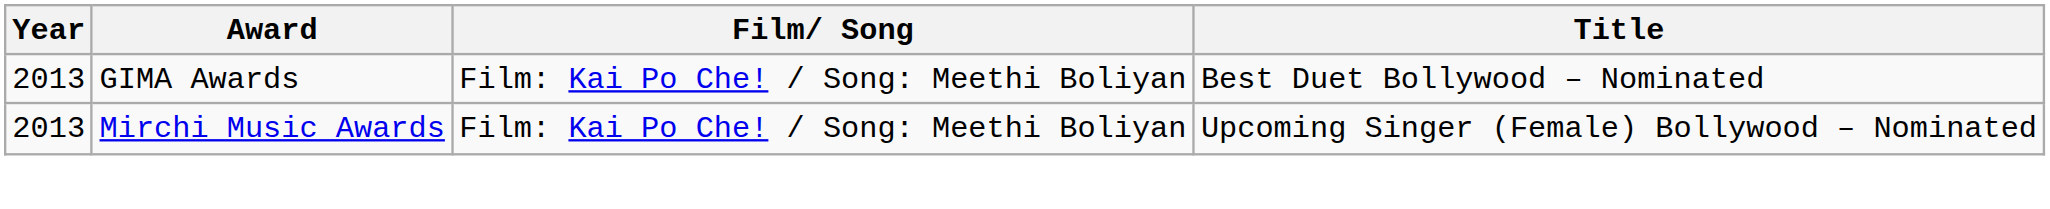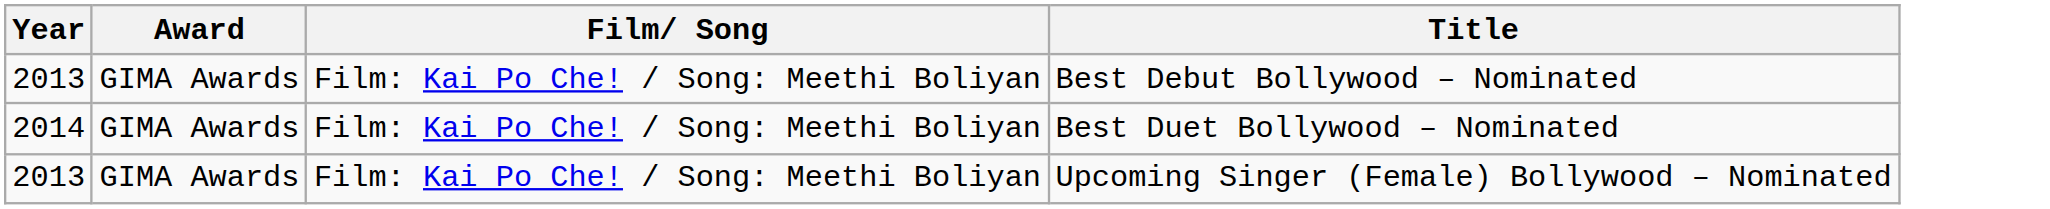+ row: (1346, 79)
(49, 79) 2013 -> (49, 129) 2014
(272, 129) Mirchi Music Awards -> (200, 178) GIMA Awards
